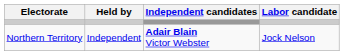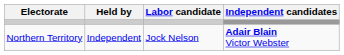columns swapped: (299, 12) <-> (201, 12)
